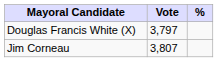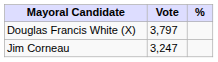(164, 48) 3,807 -> (164, 48) 3,247
